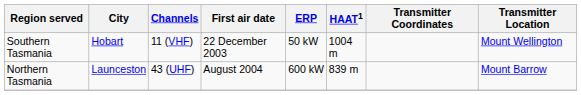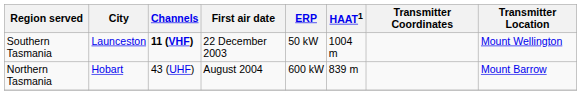(107, 41) Hobart -> (119, 41) Launceston
(172, 41) normal -> (172, 41) bold
(119, 70) Launceston -> (107, 70) Hobart
